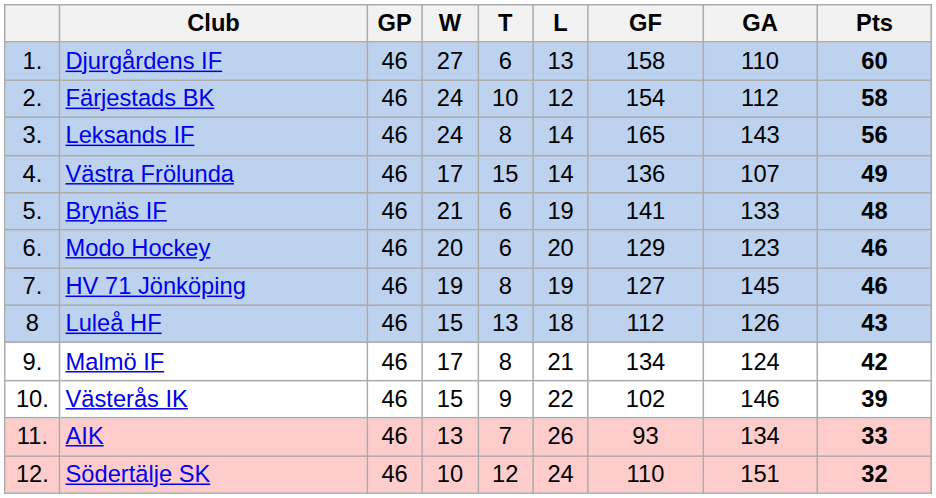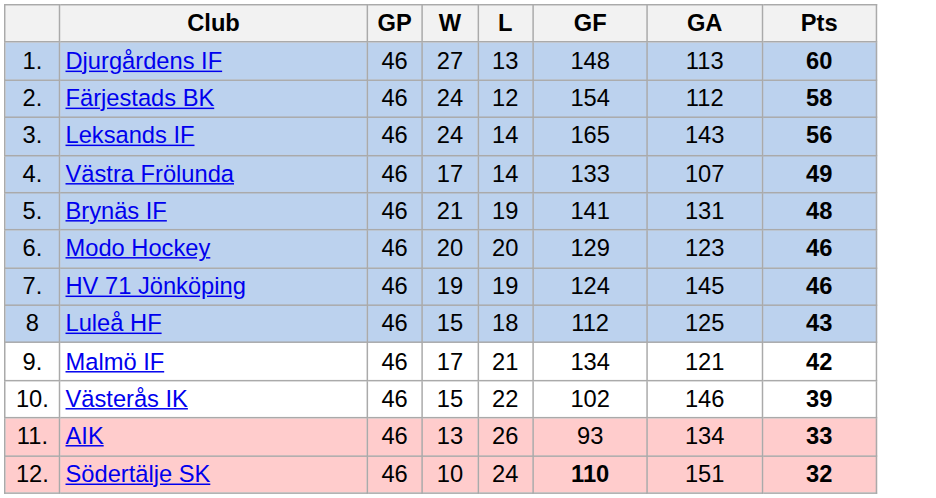- column: (505, 23)
(645, 60) 158 -> (590, 60) 148
(760, 60) 110 -> (705, 60) 113
(645, 173) 136 -> (590, 173) 133
(760, 211) 133 -> (705, 211) 131
(645, 286) 127 -> (590, 286) 124
(760, 323) 126 -> (705, 323) 125
(760, 361) 124 -> (705, 361) 121
(645, 473) normal -> (590, 473) bold
